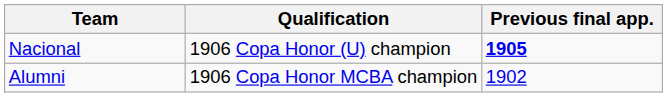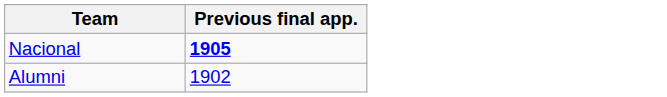- column: (334, 19)
